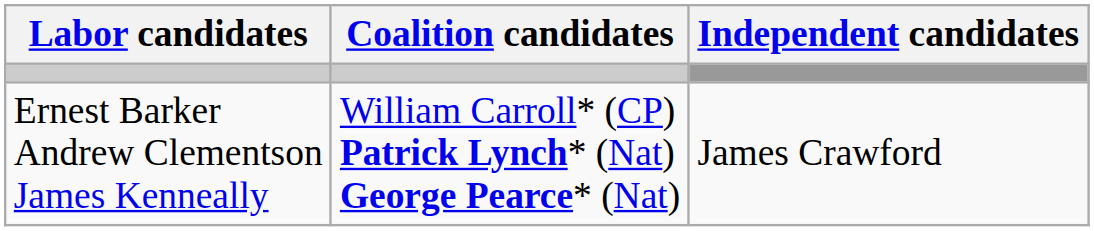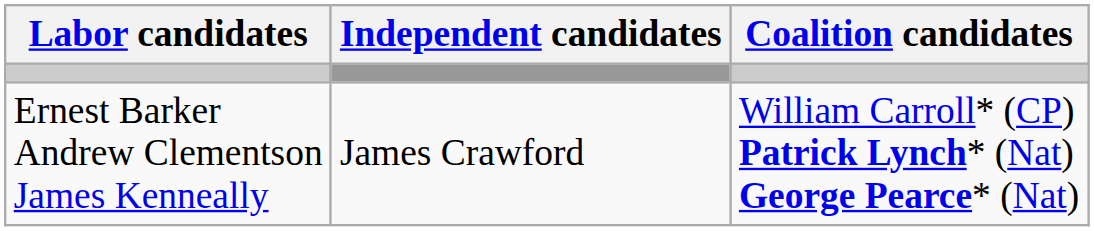columns swapped: (510, 34) <-> (888, 34)
